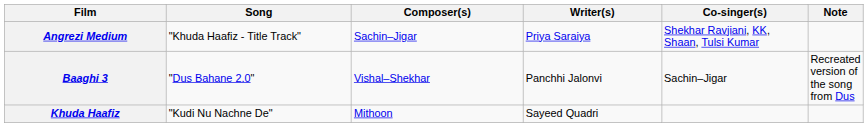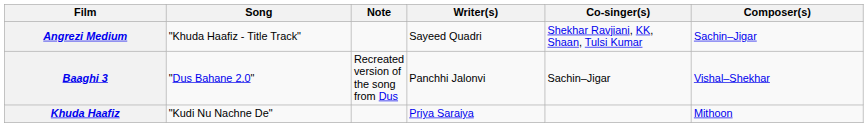columns swapped: (437, 13) <-> (836, 13)
(558, 36) Priya Saraiya -> (445, 36) Sayeed Quadri
(562, 113) Sayeed Quadri -> (441, 113) Priya Saraiya
